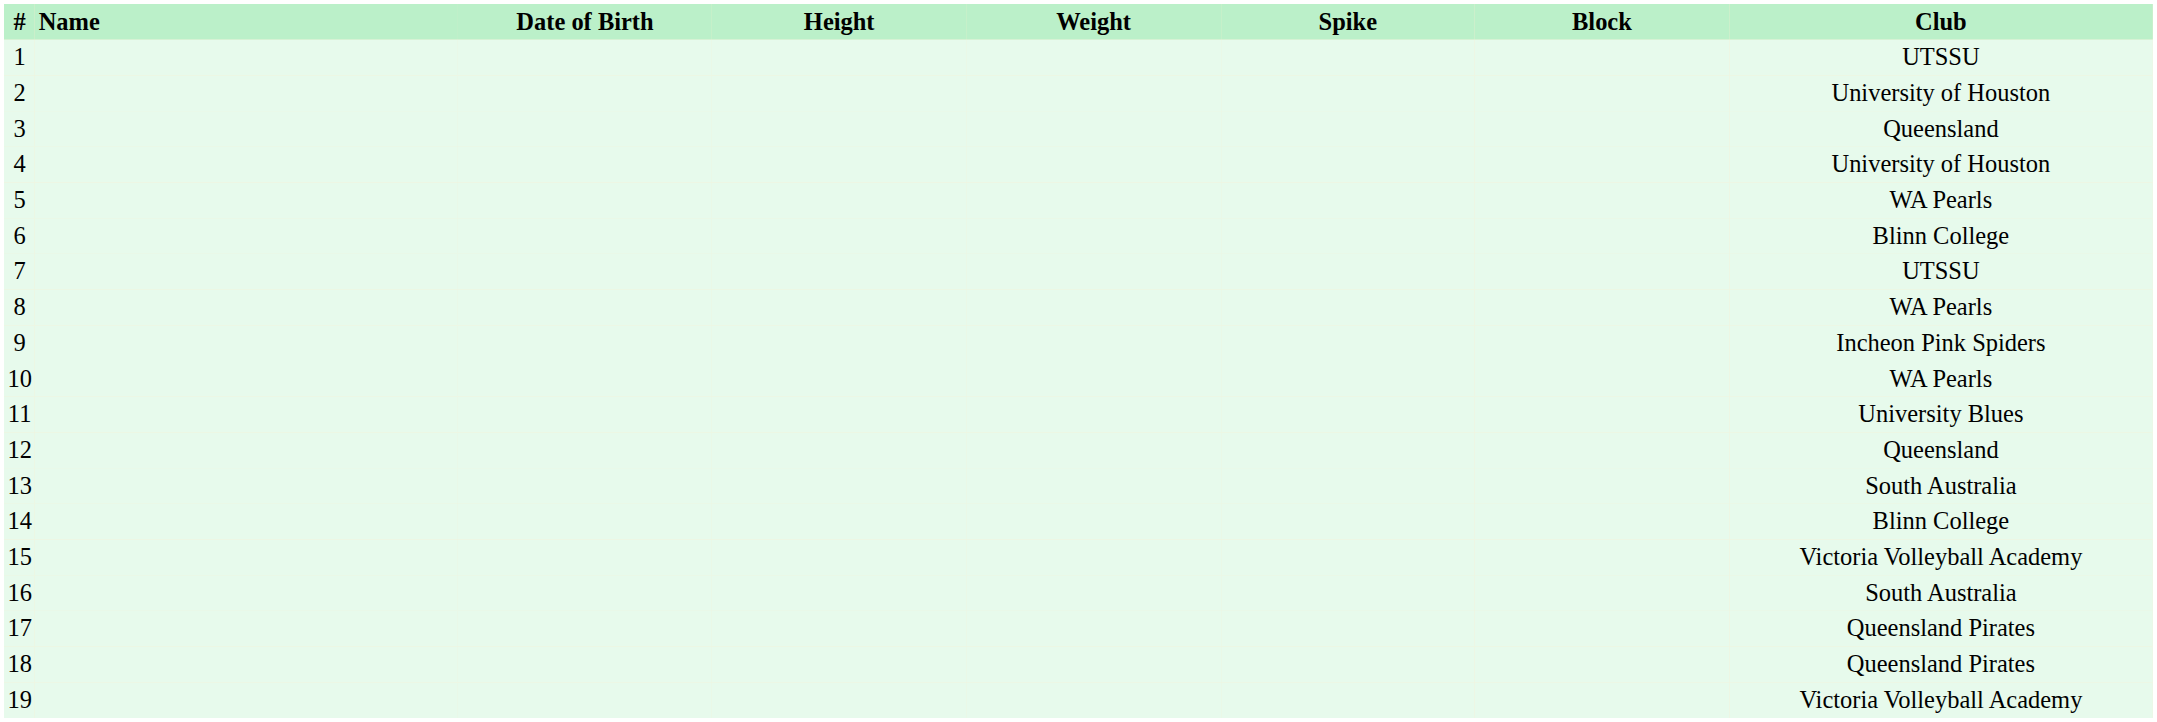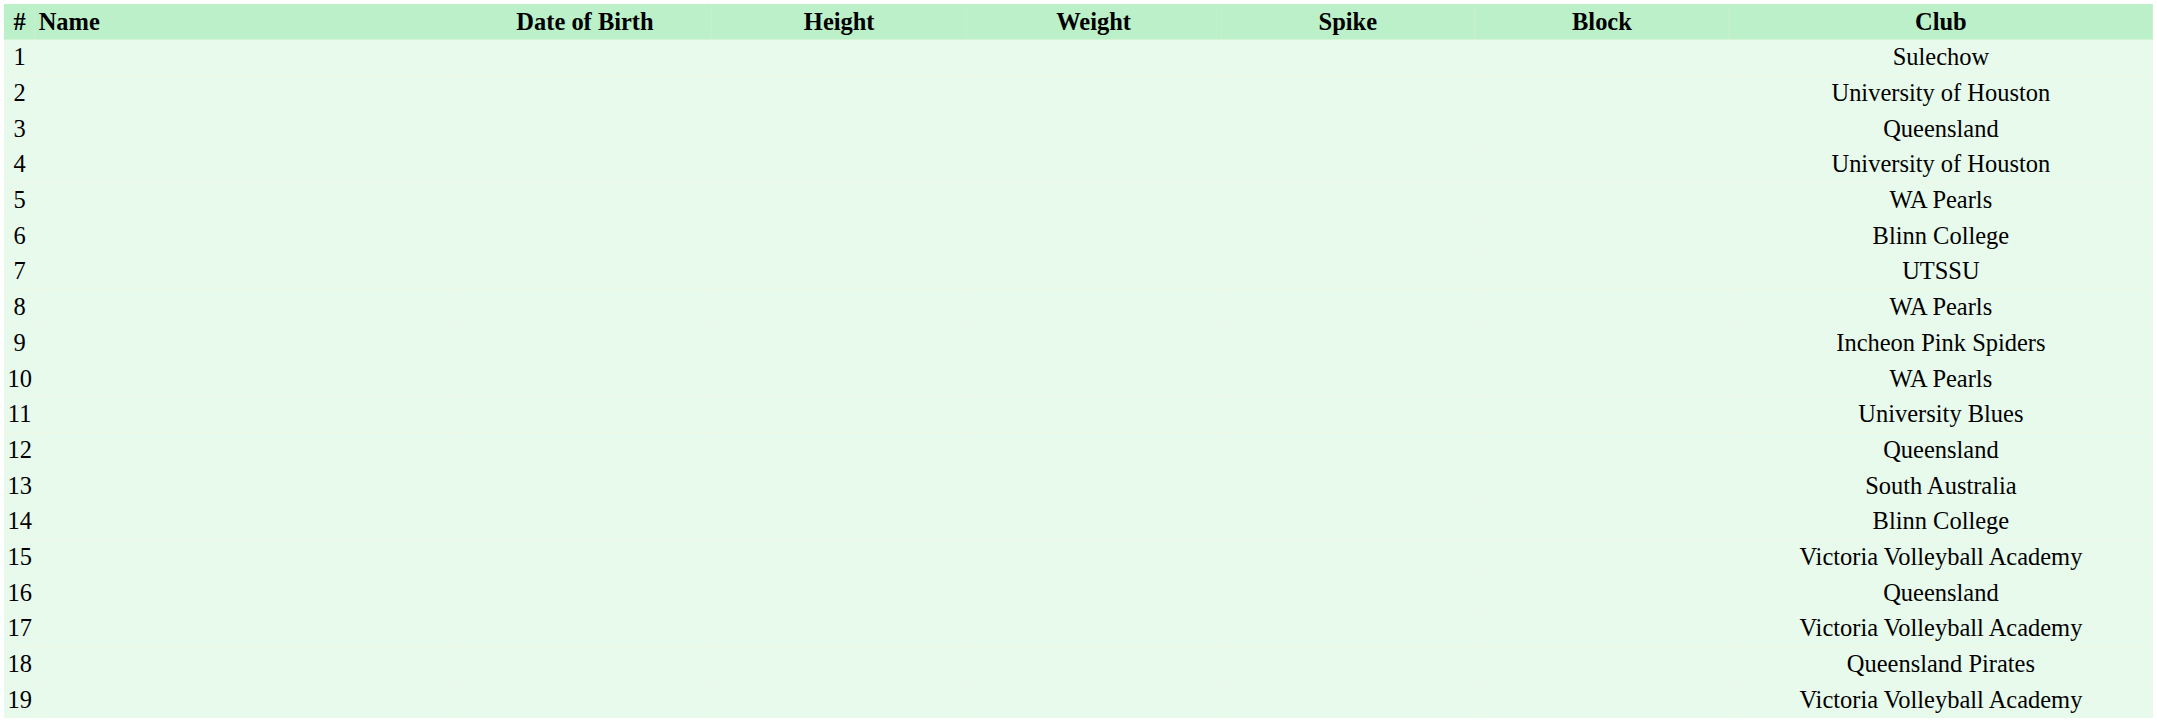(1941, 57) UTSSU -> (1941, 57) Sulechow
(1941, 592) South Australia -> (1941, 592) Queensland
(1941, 628) Queensland Pirates -> (1941, 628) Victoria Volleyball Academy
